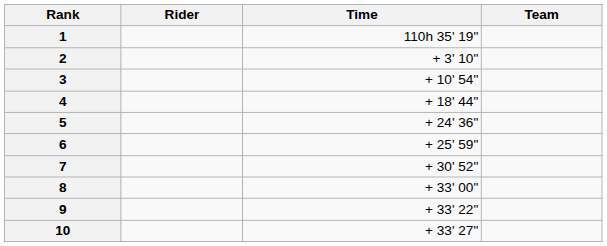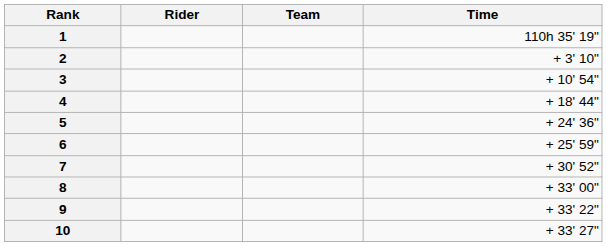columns swapped: (542, 15) <-> (362, 15)
